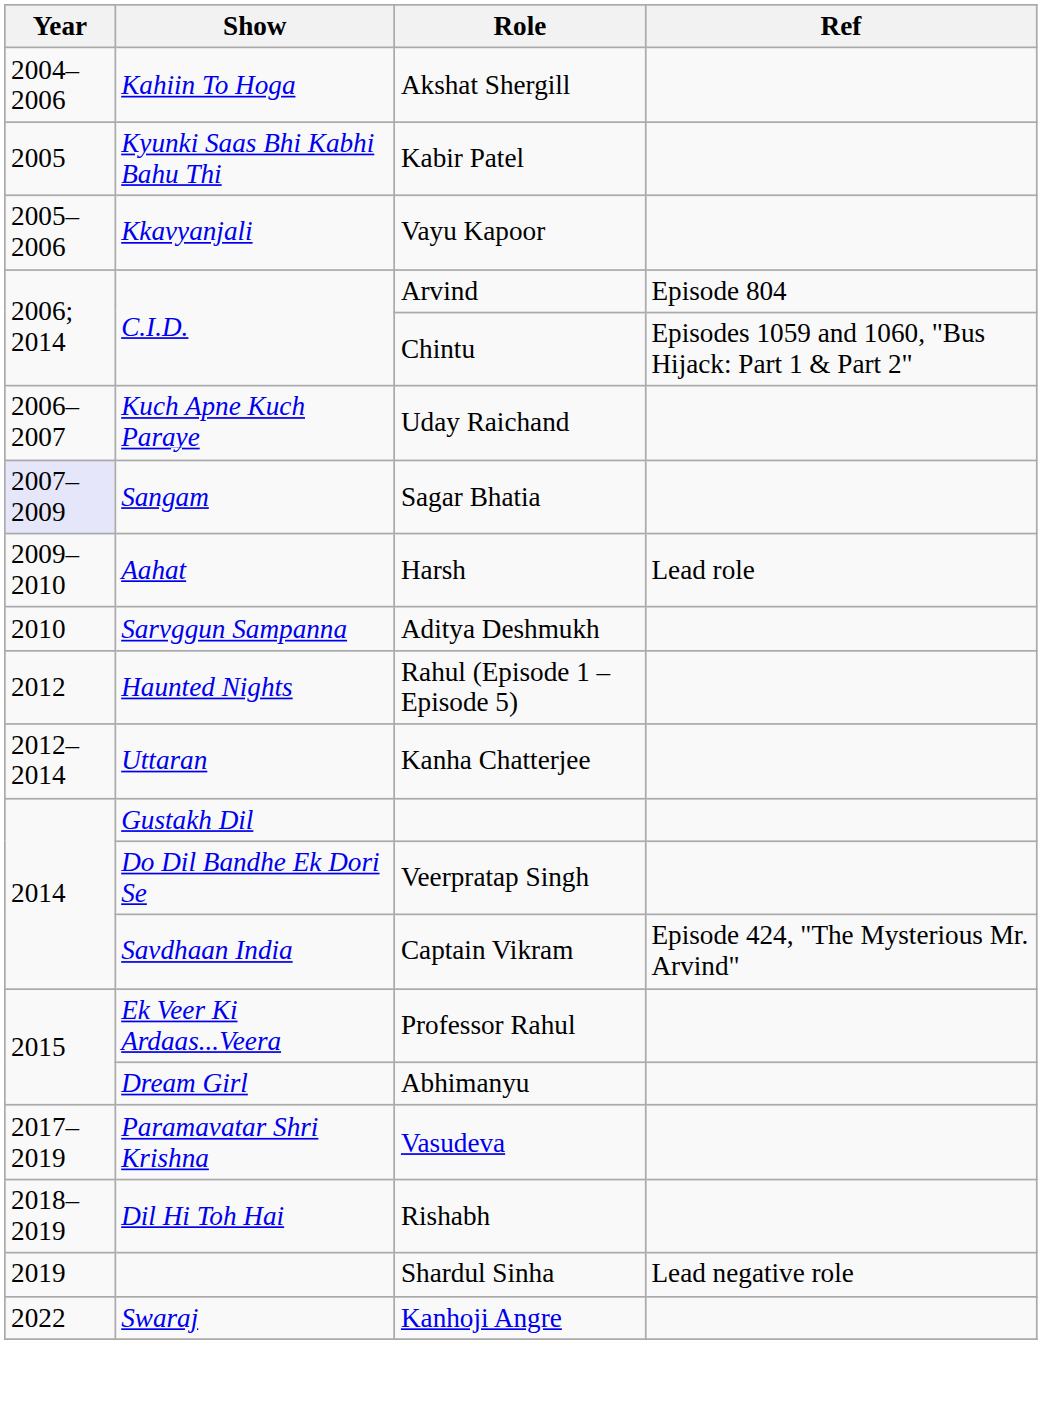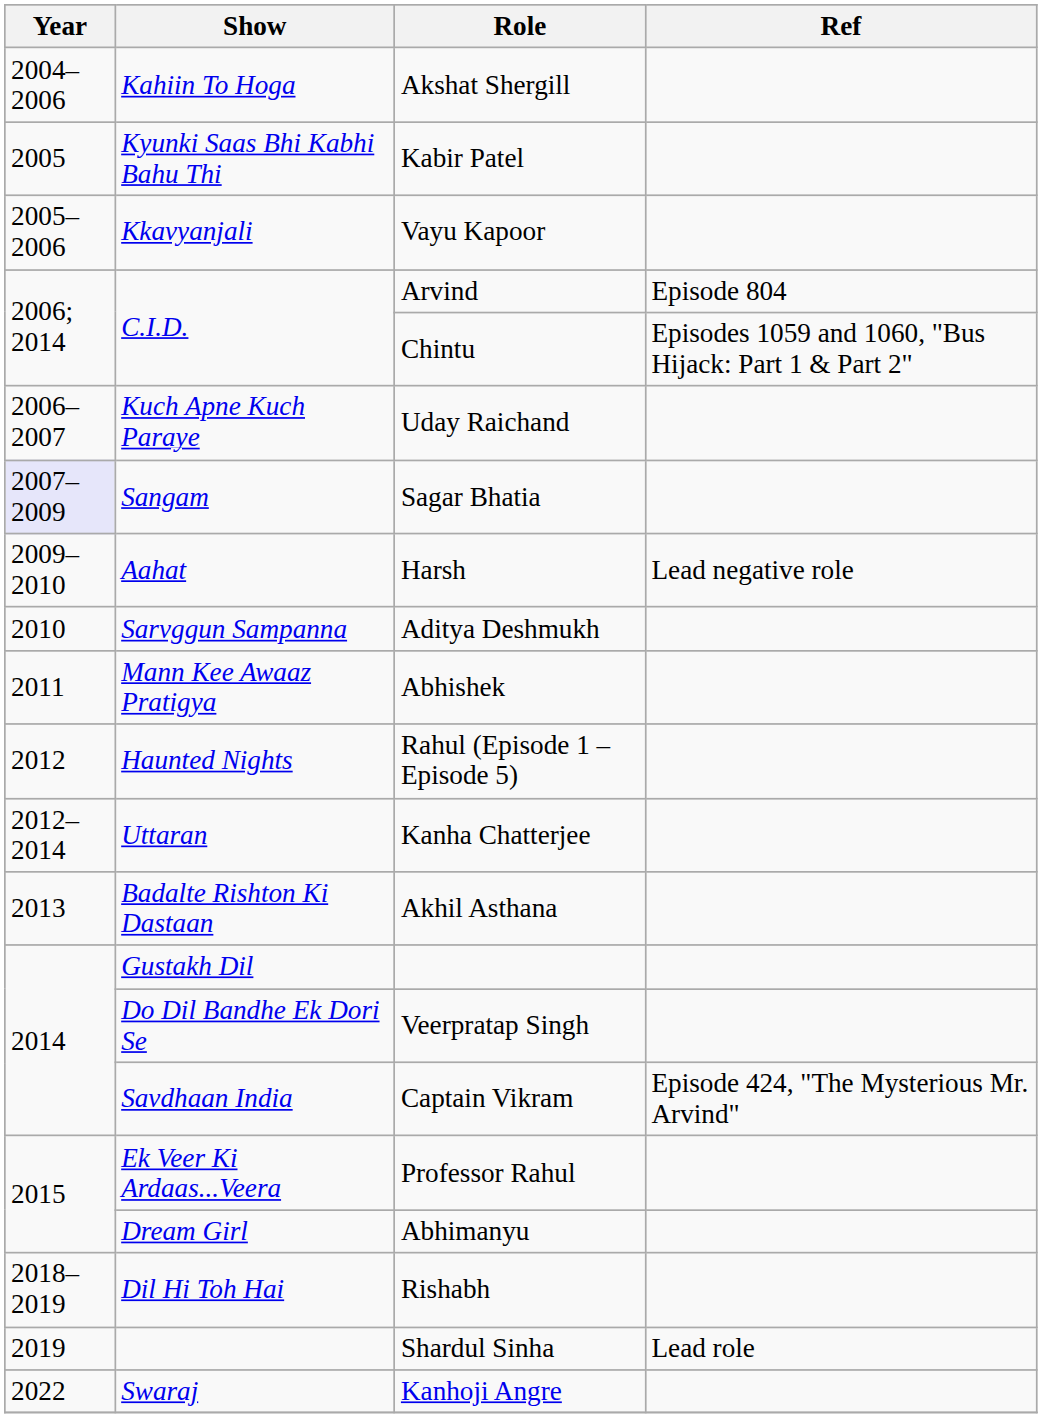(703, 570) Lead role -> (753, 570) Lead negative role
+ row: (216, 686)
+ row: (225, 908)
- row: (220, 1141)
(753, 1274) Lead negative role -> (703, 1347) Lead role
